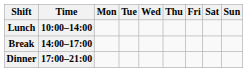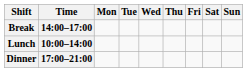rows swapped: (21, 28) <-> (21, 43)
